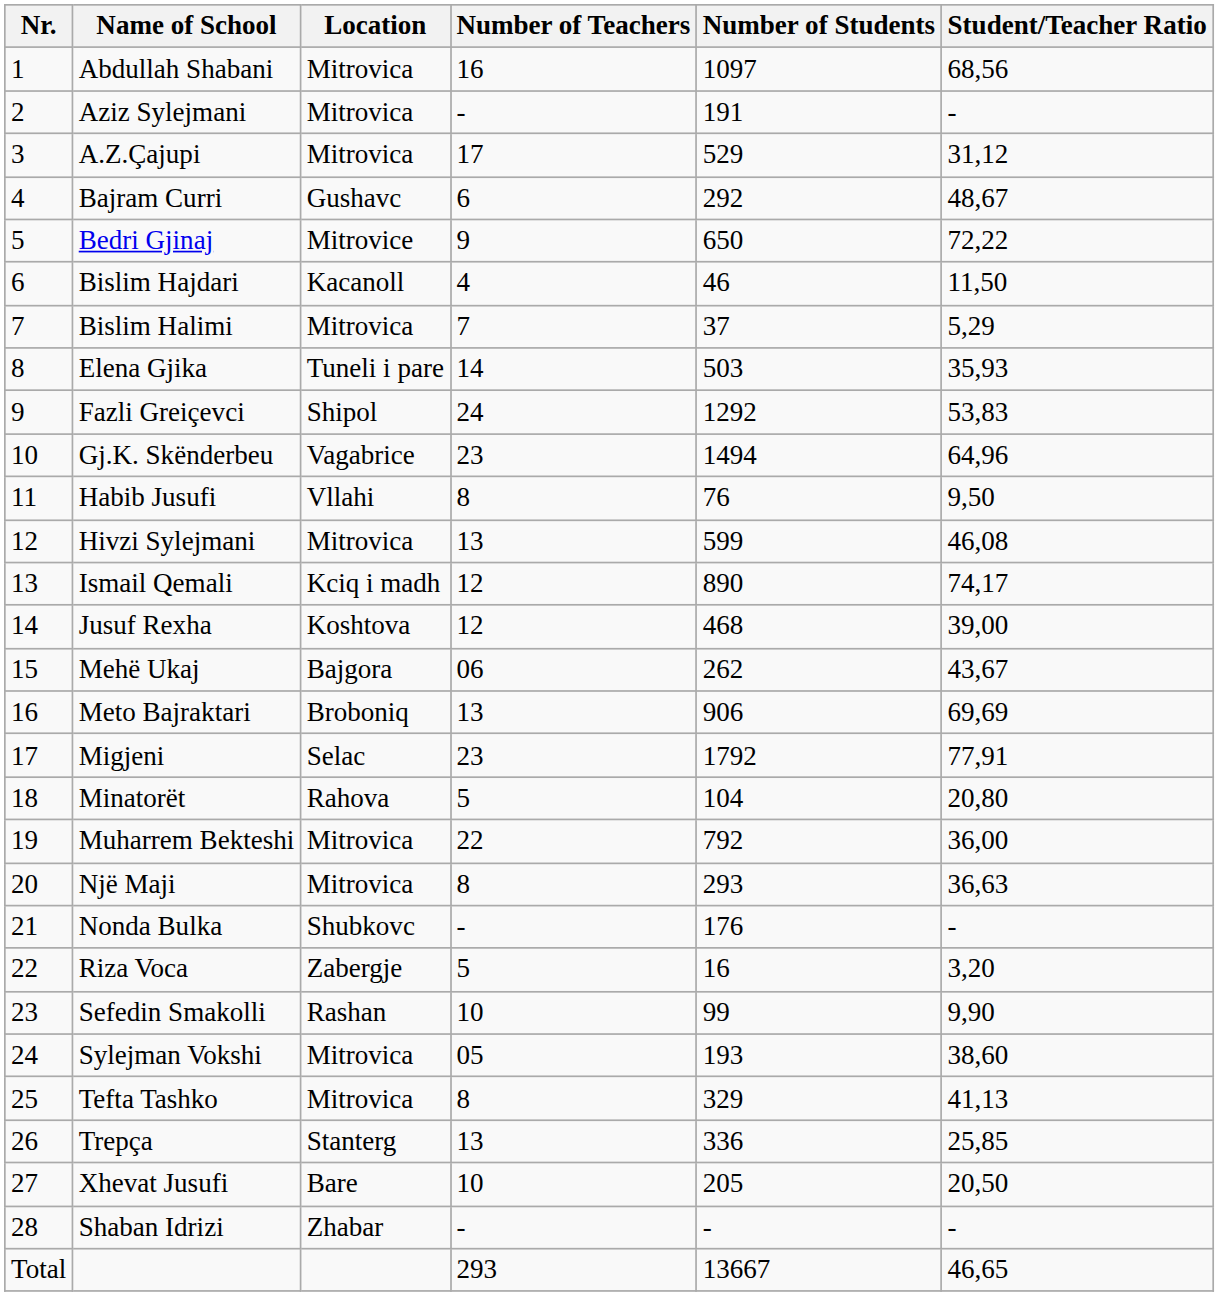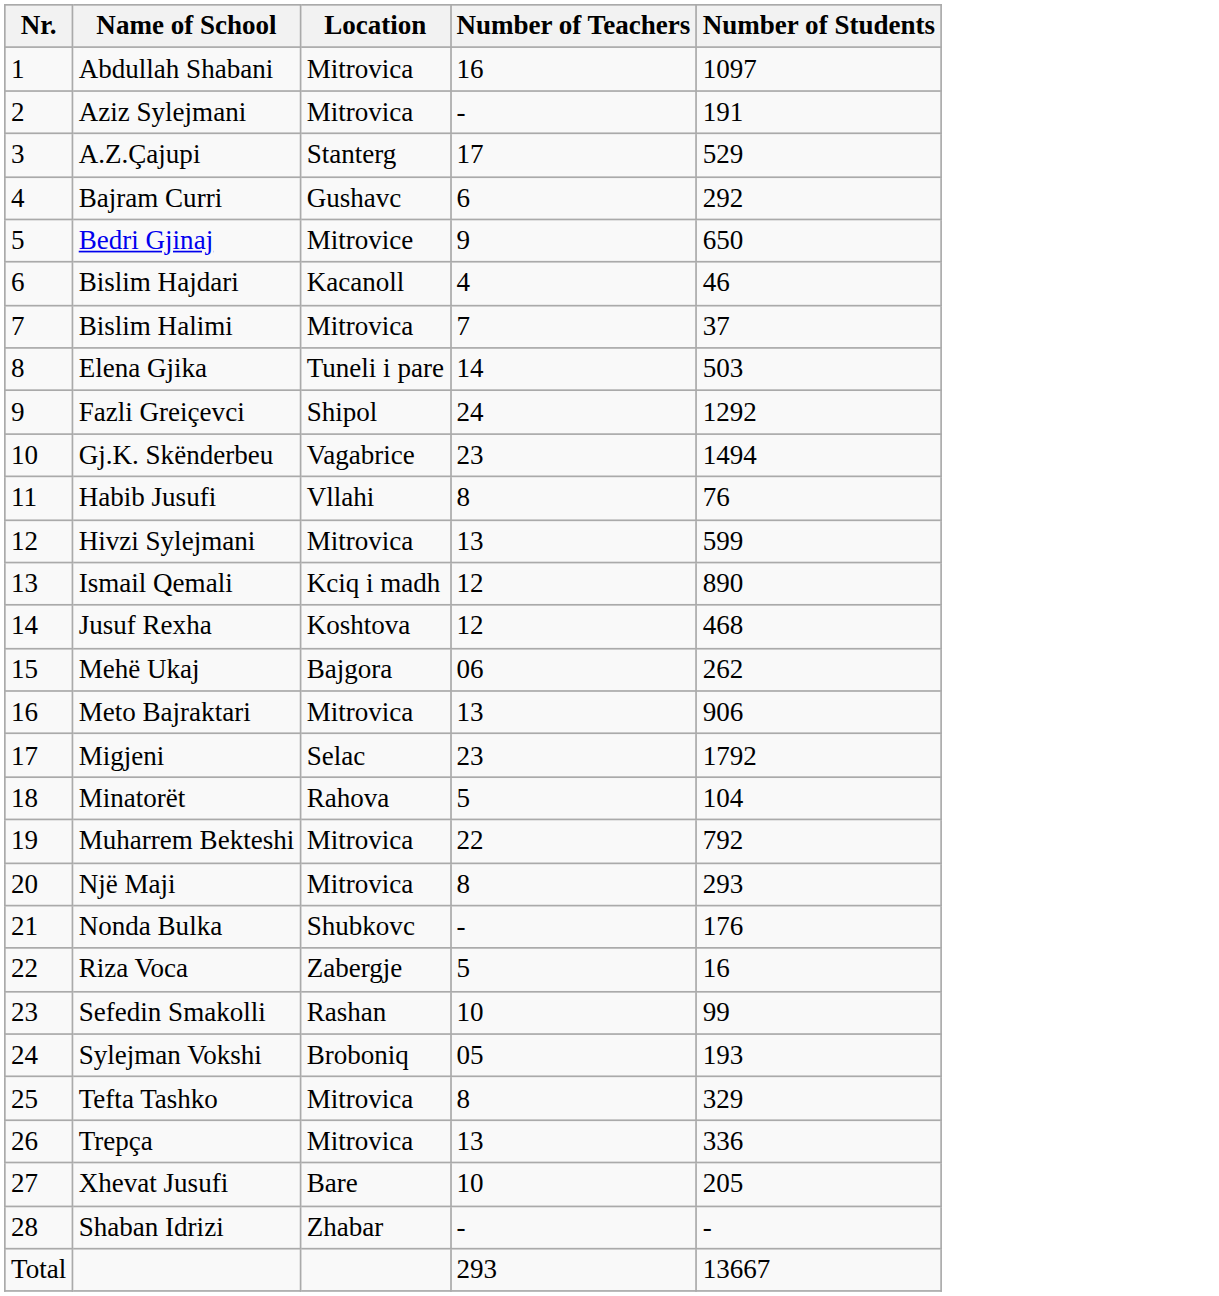- column: (1077, 25)
(360, 154) Mitrovica -> (352, 154) Stanterg
(358, 712) Broboniq -> (360, 712) Mitrovica
(360, 1055) Mitrovica -> (358, 1055) Broboniq
(352, 1140) Stanterg -> (360, 1140) Mitrovica
